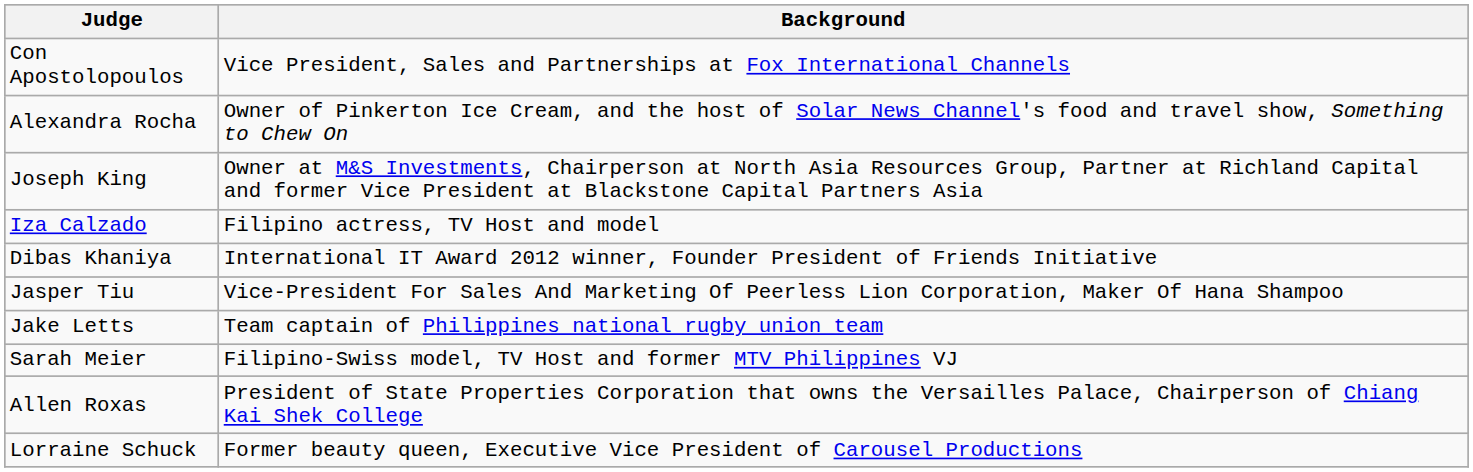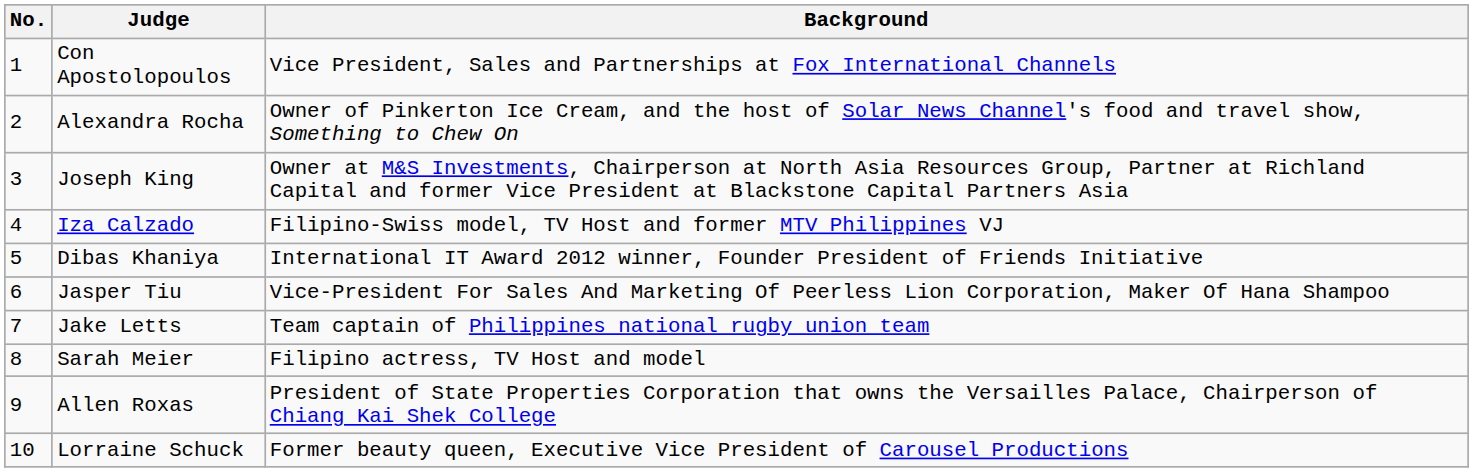+ column: (29, 22)
(442, 226) Filipino actress, TV Host and model -> (637, 226) Filipino-Swiss model, TV Host and former MTV Philippines VJ
(591, 360) Filipino-Swiss model, TV Host and former MTV Philippines VJ -> (488, 360) Filipino actress, TV Host and model
